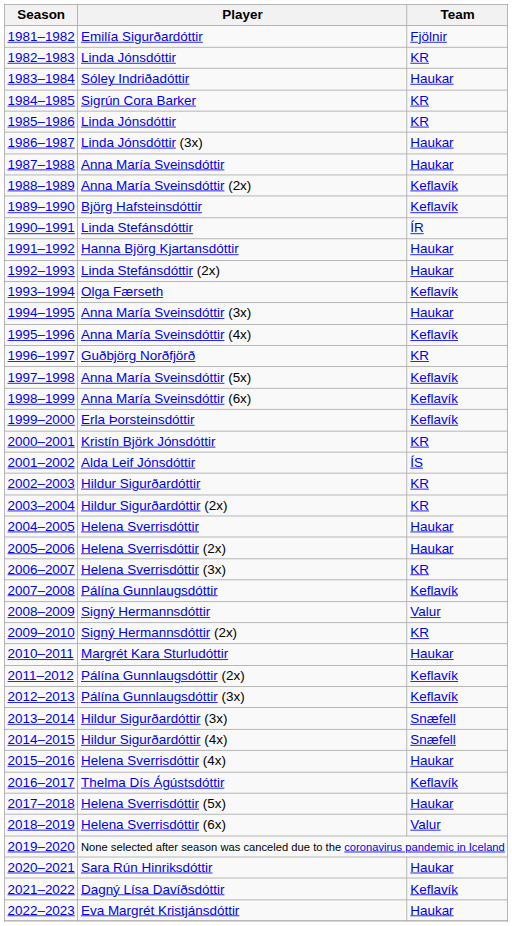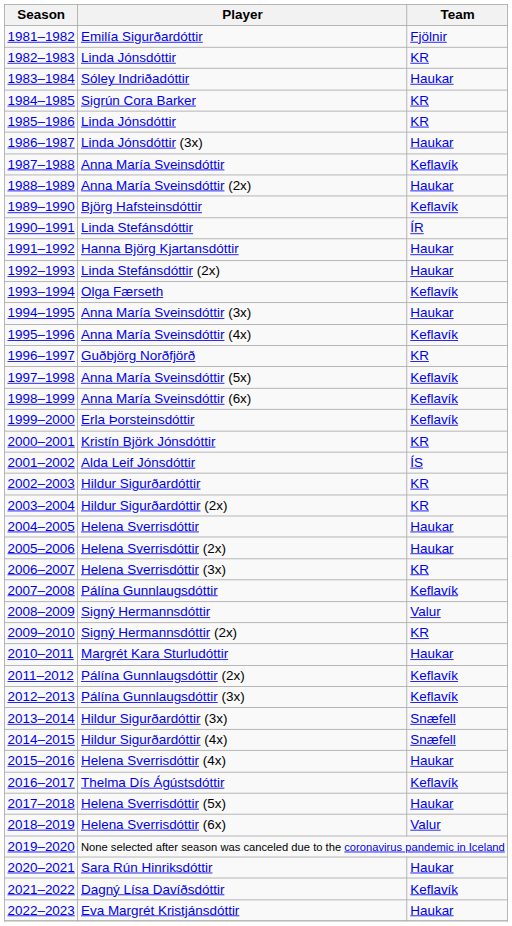(432, 164) Haukar -> (434, 164) Keflavík
(434, 185) Keflavík -> (432, 185) Haukar
